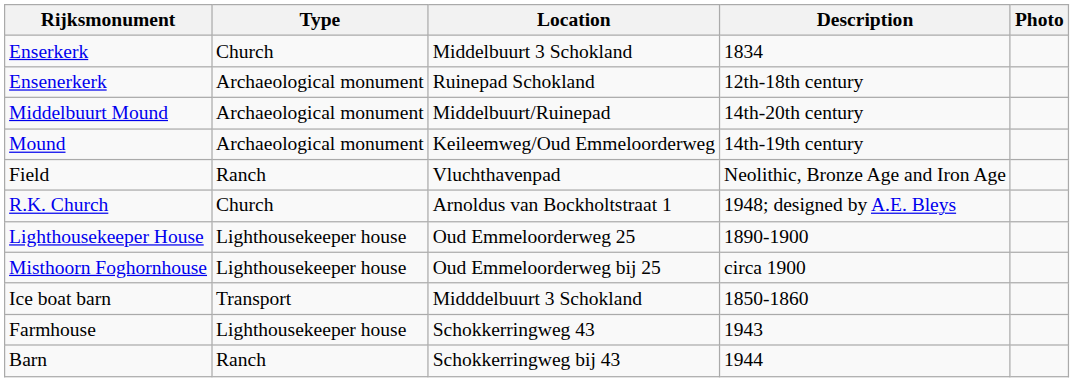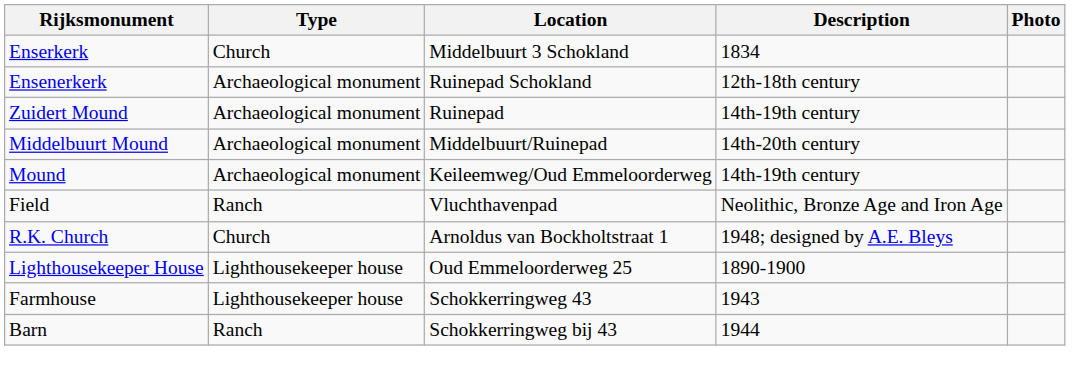+ row: (68, 112)
- row: (108, 267)
- row: (60, 298)
